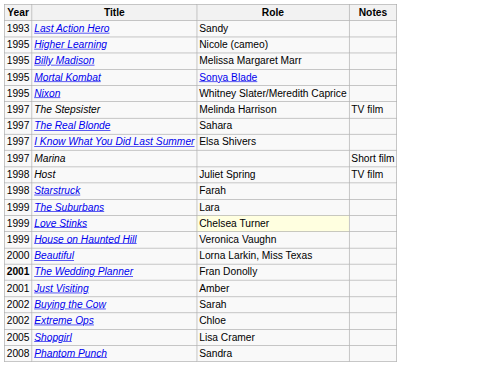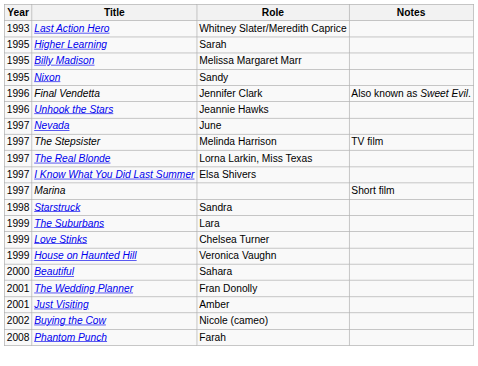(214, 28) Sandy -> (273, 28) Whitney Slater/Meredith Caprice
(234, 45) Nicole (cameo) -> (213, 45) Sarah
- row: (67, 77)
(273, 93) Whitney Slater/Meredith Caprice -> (214, 77) Sandy
+ row: (67, 93)
+ row: (74, 110)
+ row: (52, 126)
(216, 126) Sahara -> (256, 158) Lorna Larkin, Miss Texas
- row: (45, 175)
(213, 191) Farah -> (216, 207) Sandra
(234, 223) lightyellow background -> (234, 239) no background
(256, 256) Lorna Larkin, Miss Texas -> (216, 272) Sahara
(18, 272) bold -> (18, 288) normal
(213, 304) Sarah -> (234, 321) Nicole (cameo)
- row: (64, 321)
- row: (53, 337)
(216, 353) Sandra -> (213, 337) Farah
